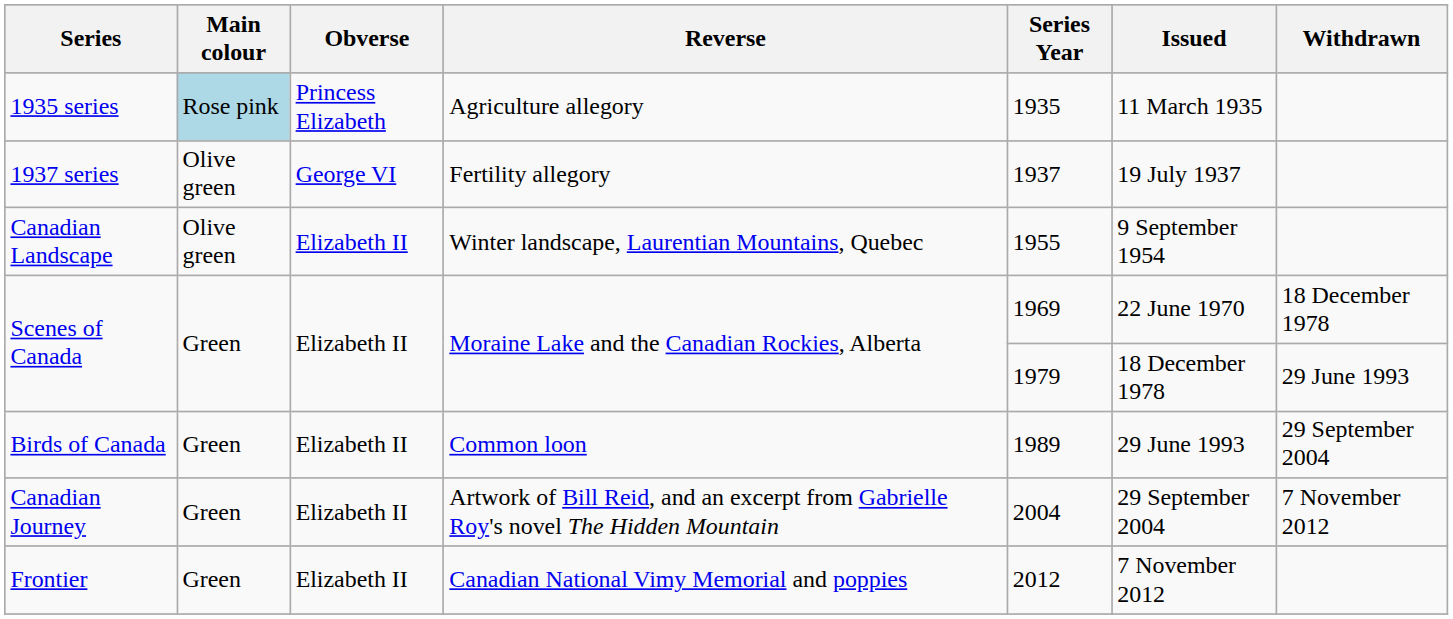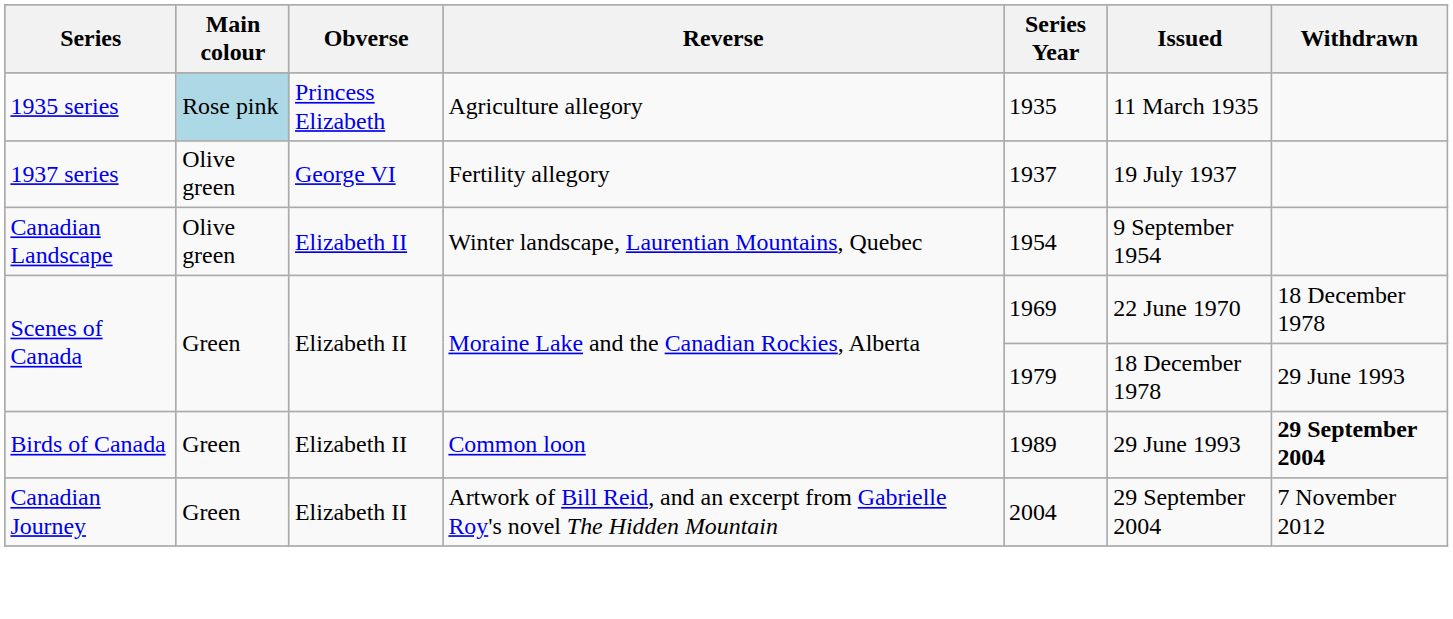(1037, 241) 1955 -> (1033, 241) 1954
(1348, 444) normal -> (1347, 444) bold
- row: (49, 579)
